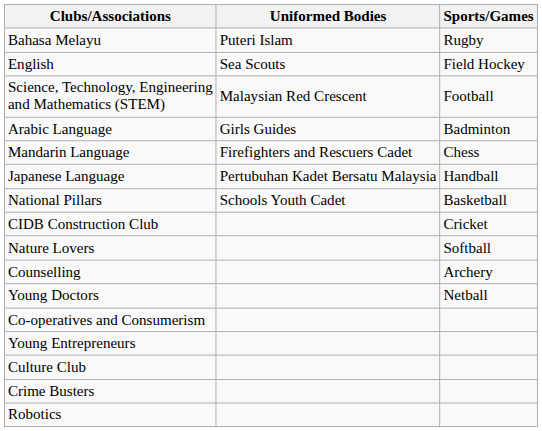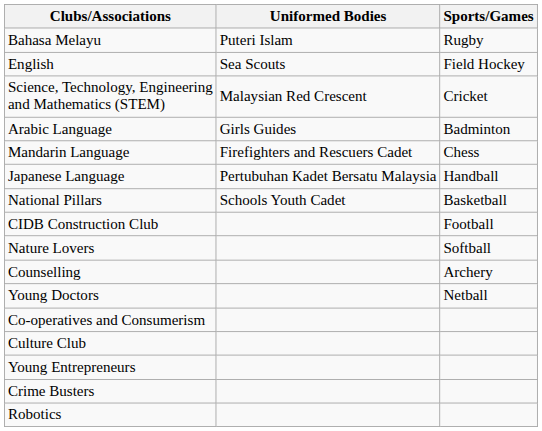(468, 96) Football -> (466, 96) Cricket
(466, 224) Cricket -> (468, 224) Football
rows swapped: (72, 343) <-> (47, 367)
